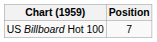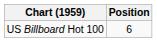(129, 29) 7 -> (129, 29) 6
